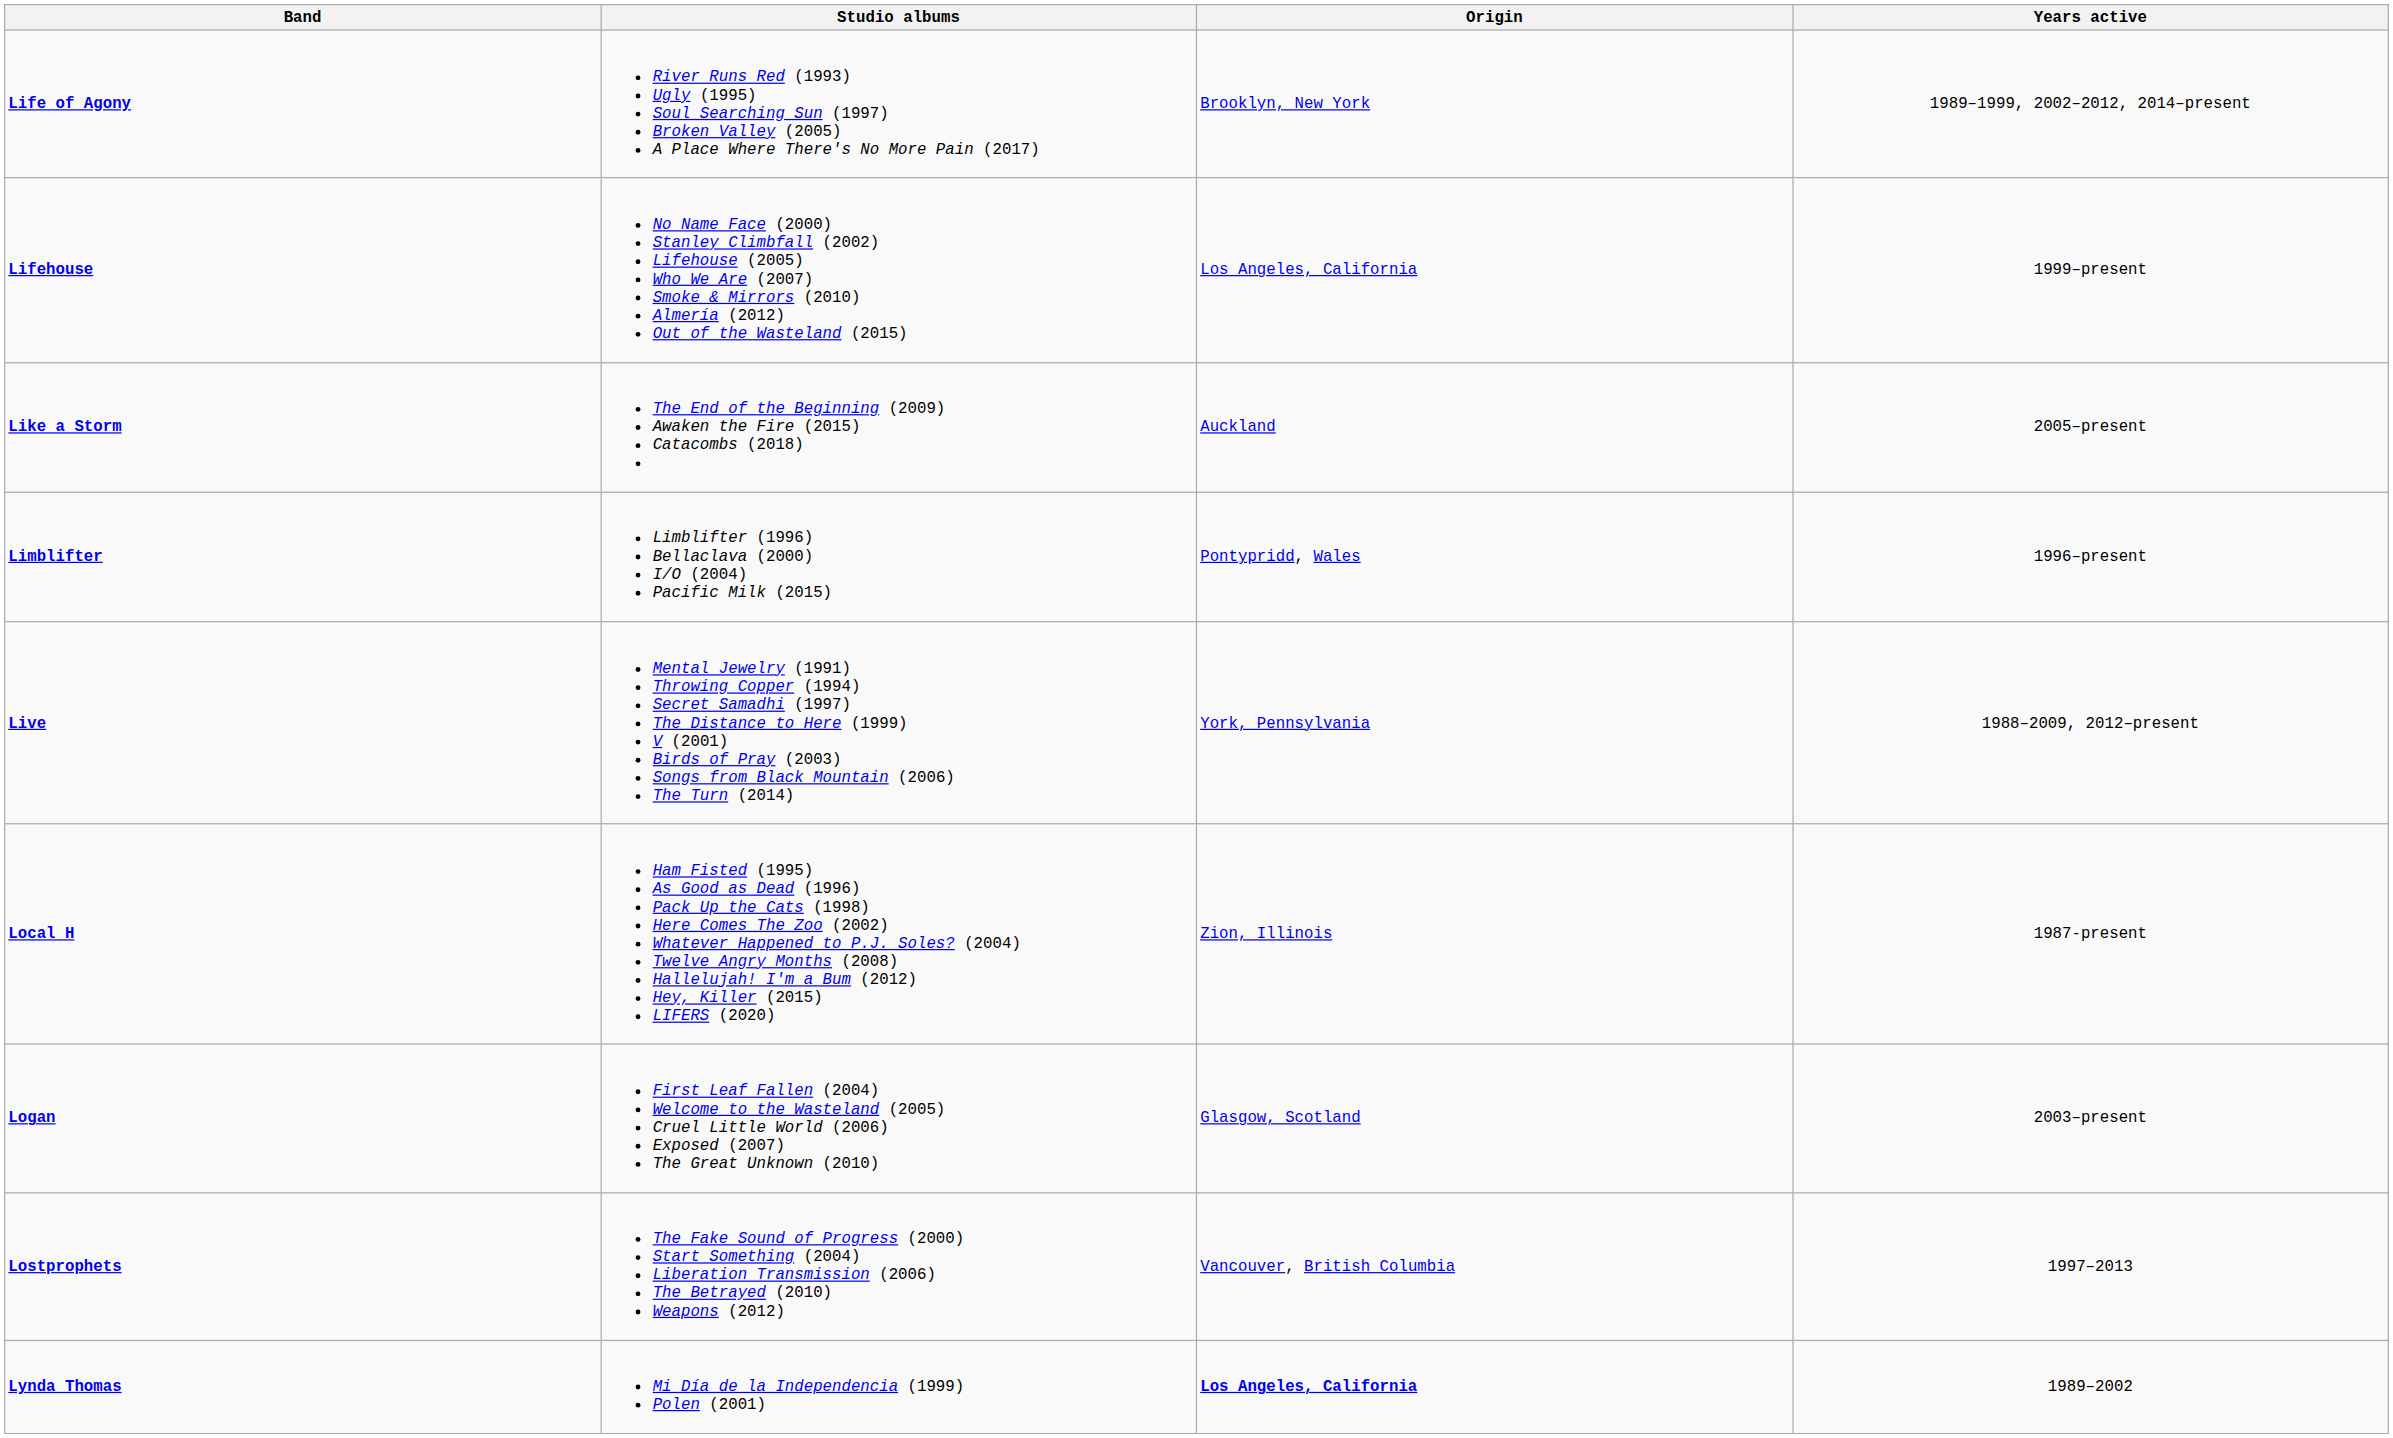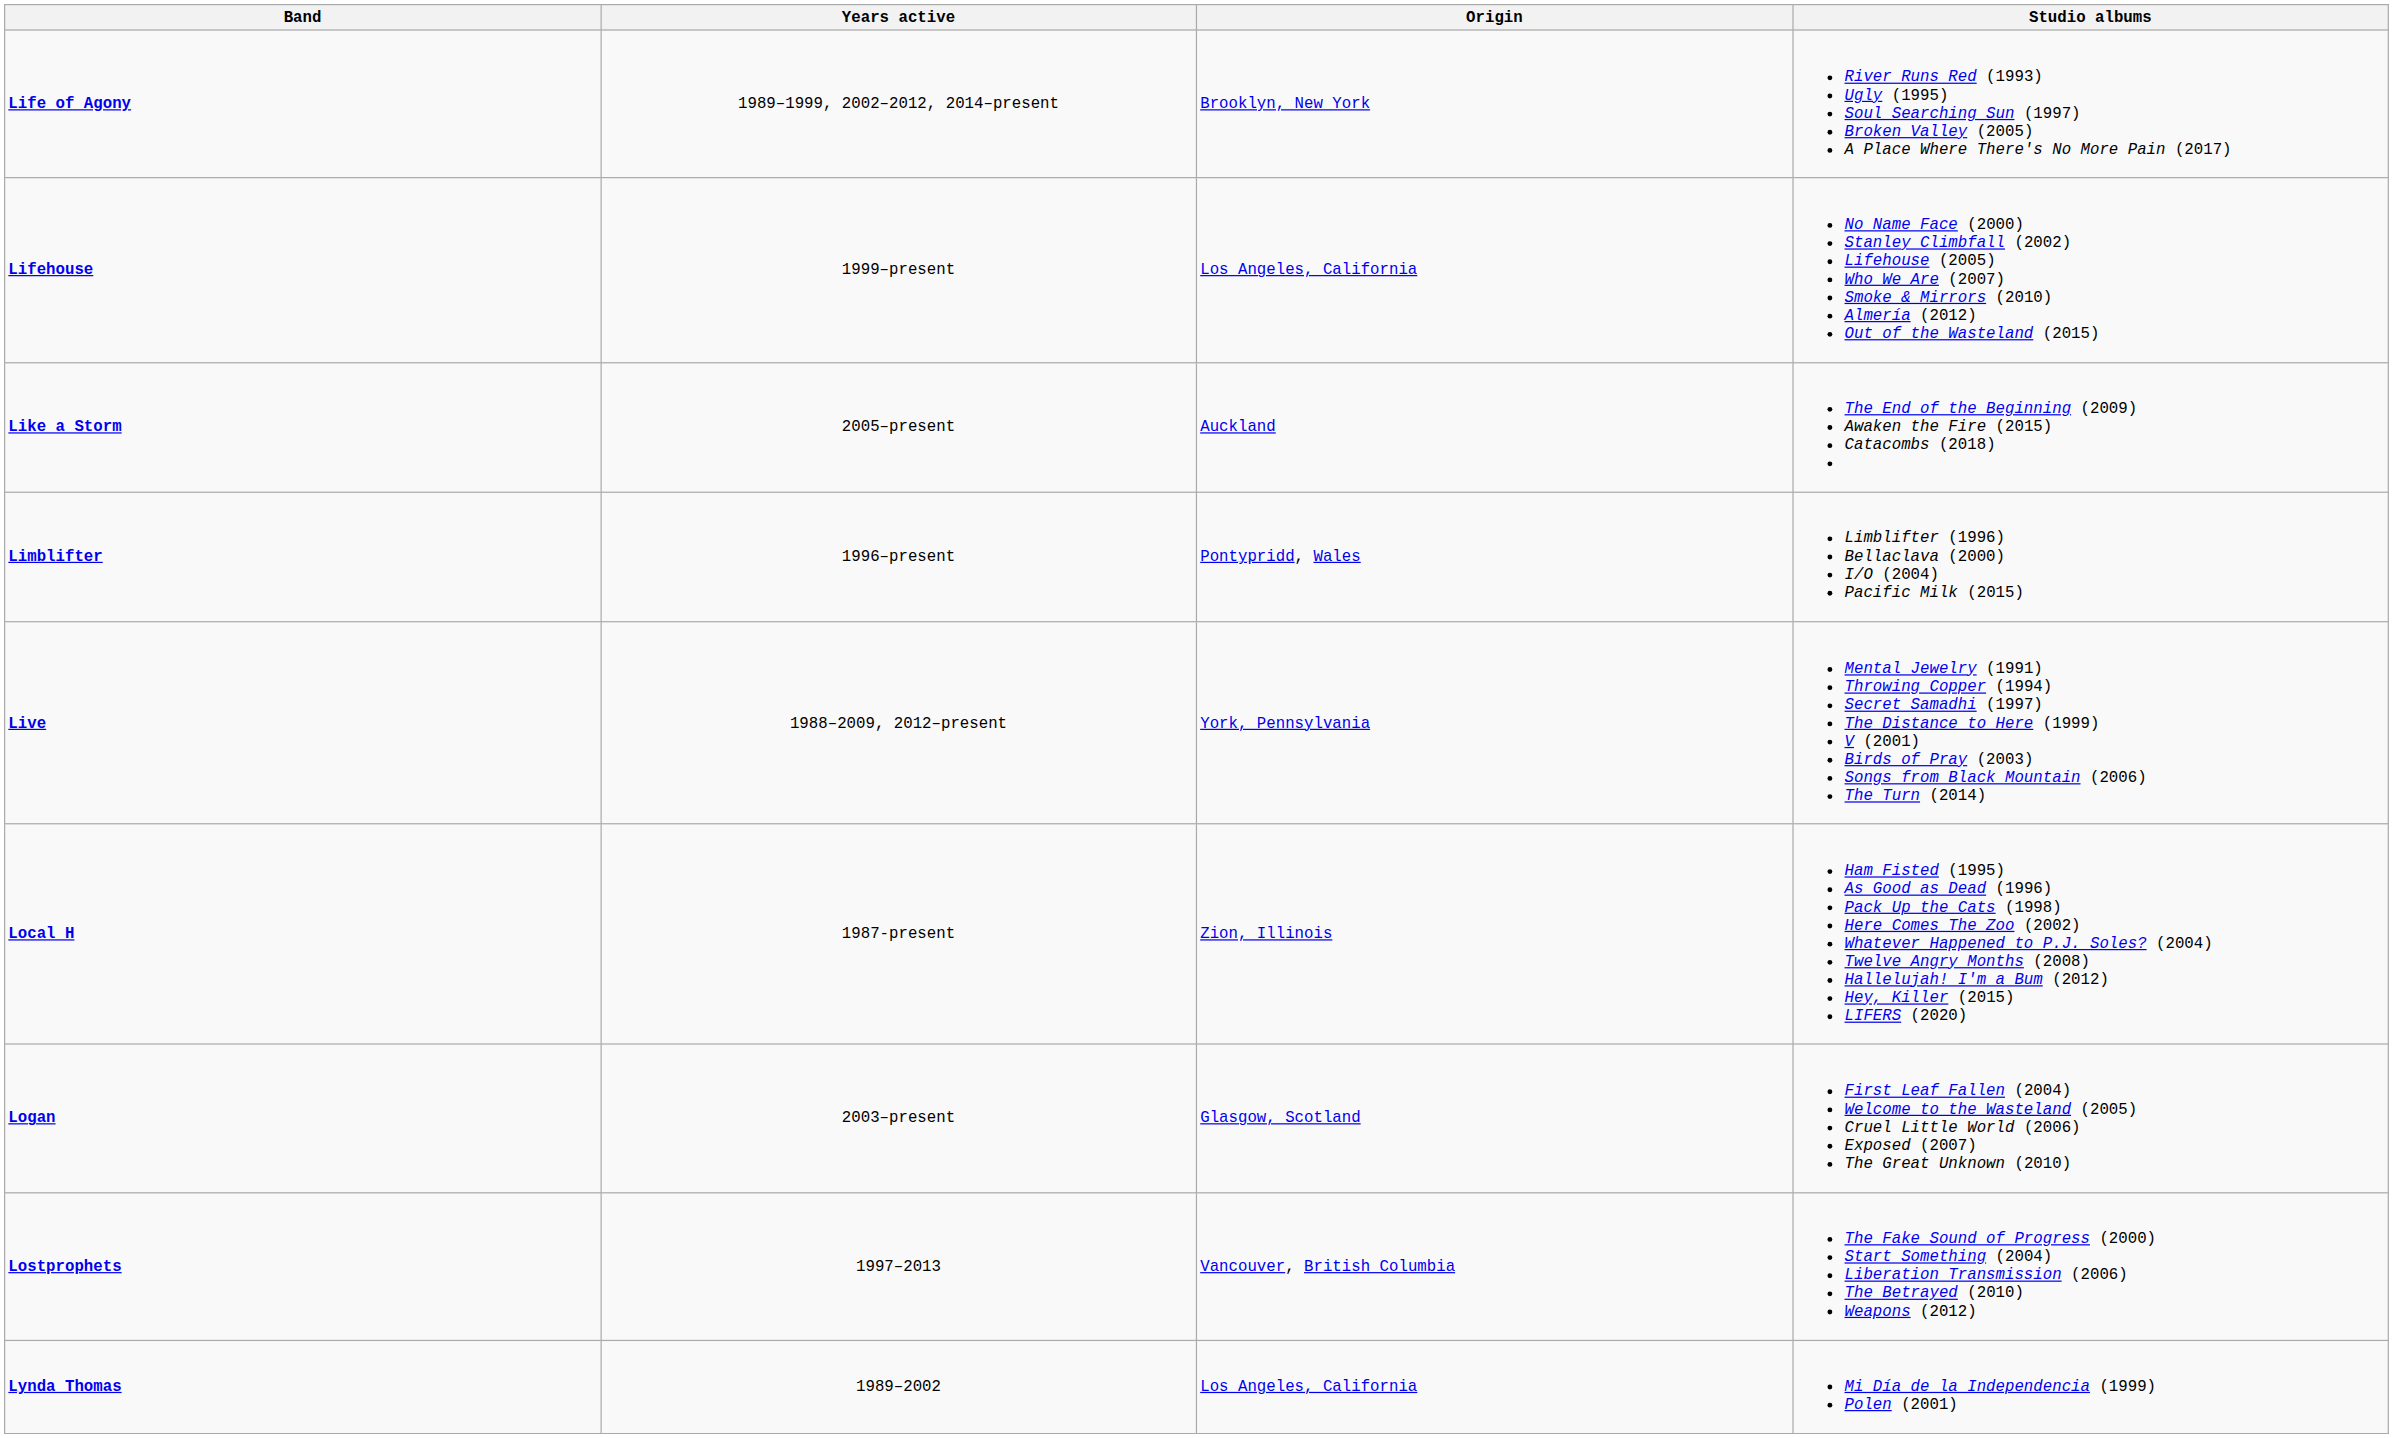columns swapped: (2090, 17) <-> (898, 17)
(1309, 1387) bold -> (1309, 1387) normal
